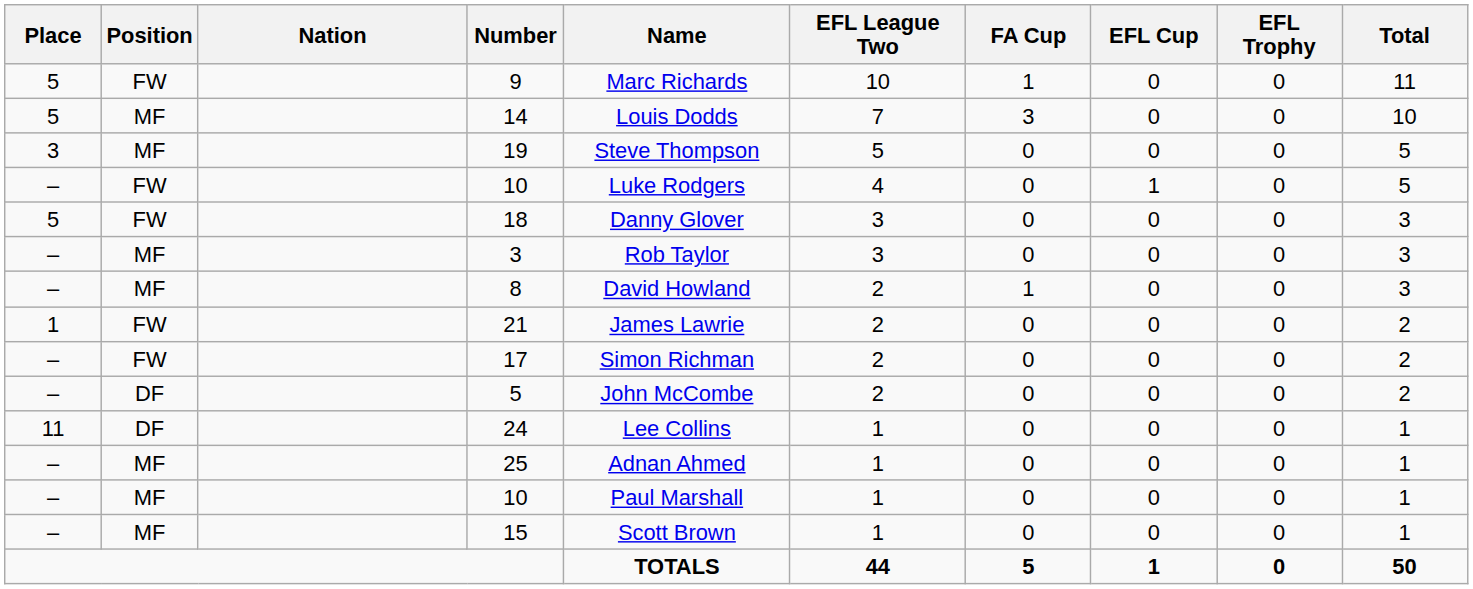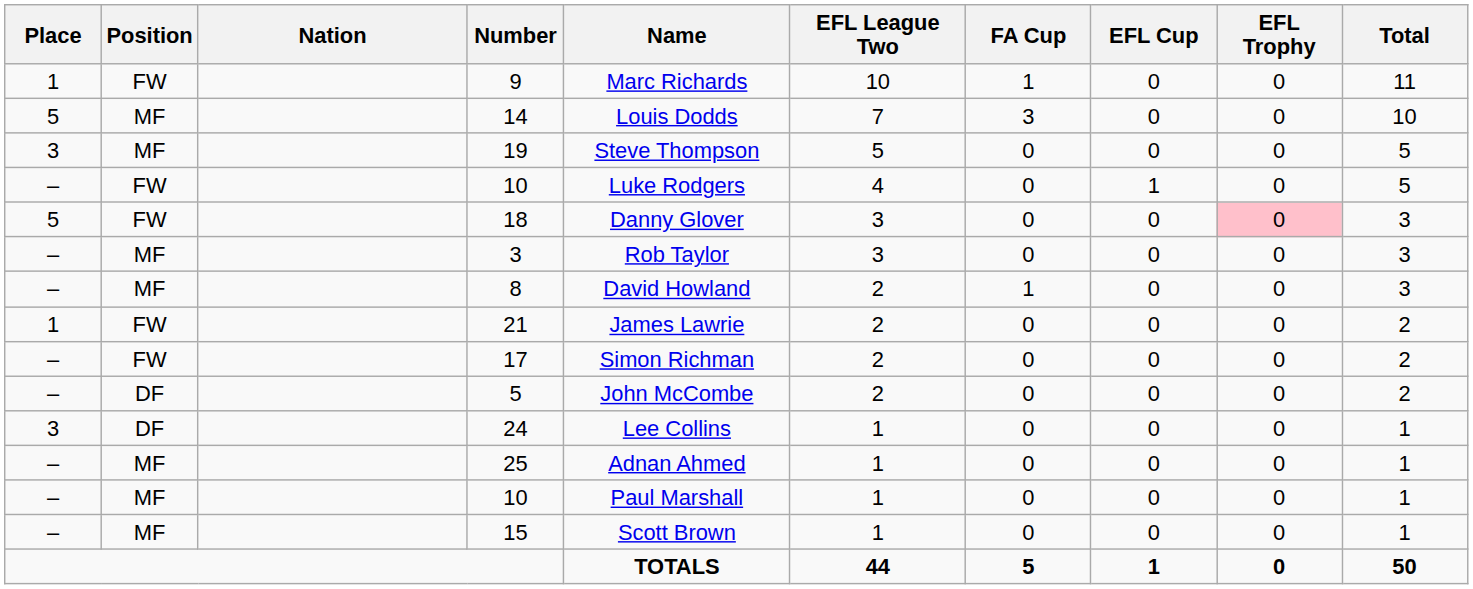(53, 81) 5 -> (53, 81) 1
(1279, 220) no background -> (1279, 220) pink background
(53, 428) 11 -> (53, 428) 3
